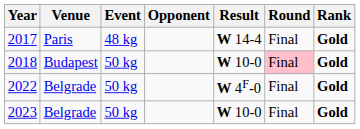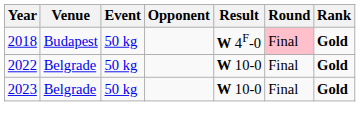- row: (22, 39)
(239, 62) W 10-0 -> (239, 41) W 4F-0
(239, 87) W 4F-0 -> (239, 66) W 10-0
